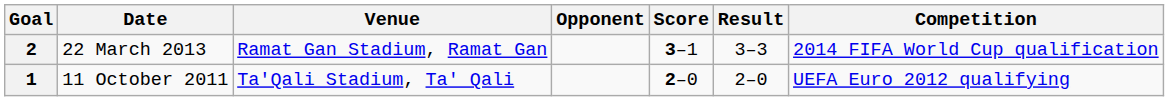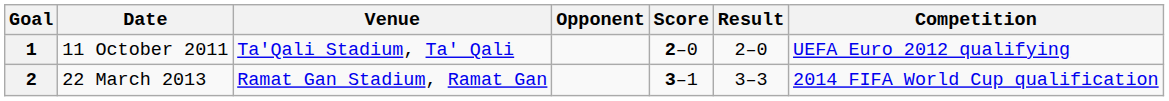rows swapped: (31, 80) <-> (31, 50)
